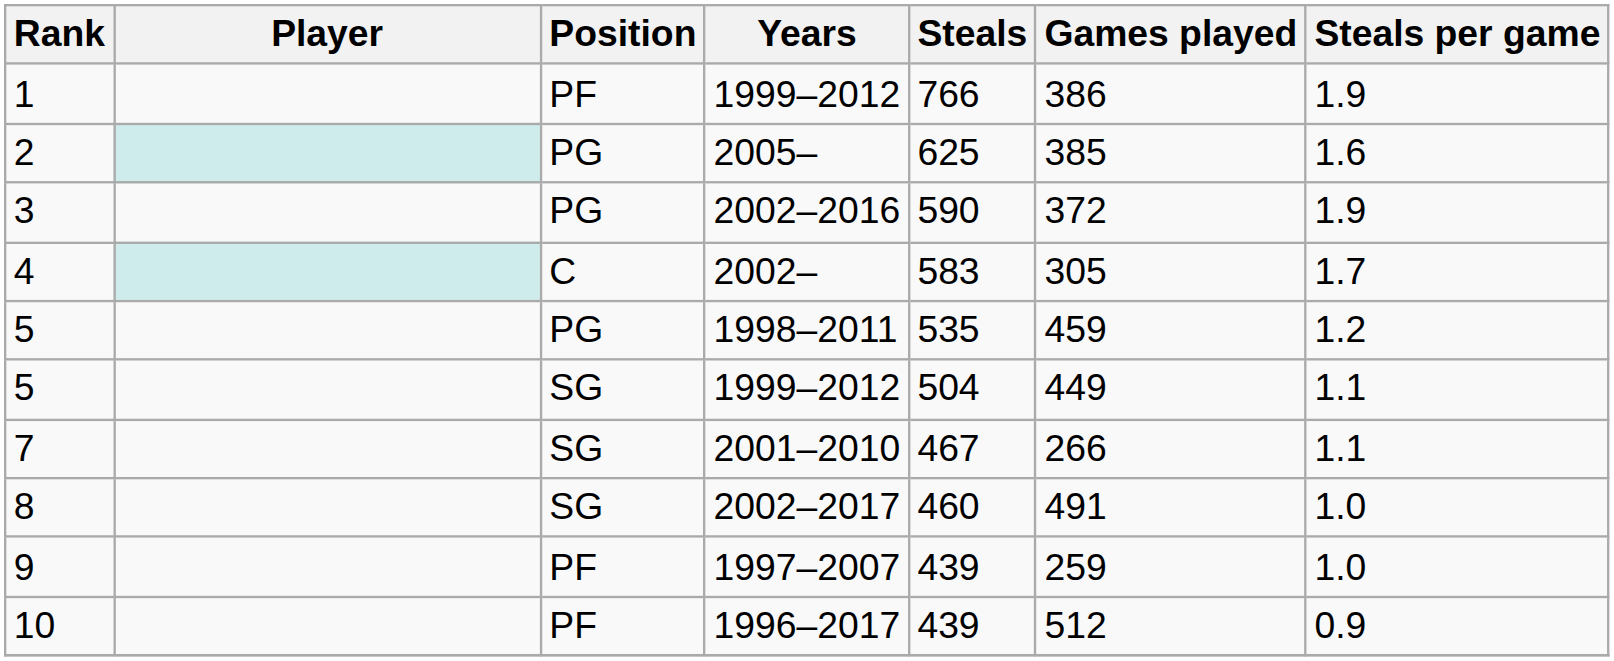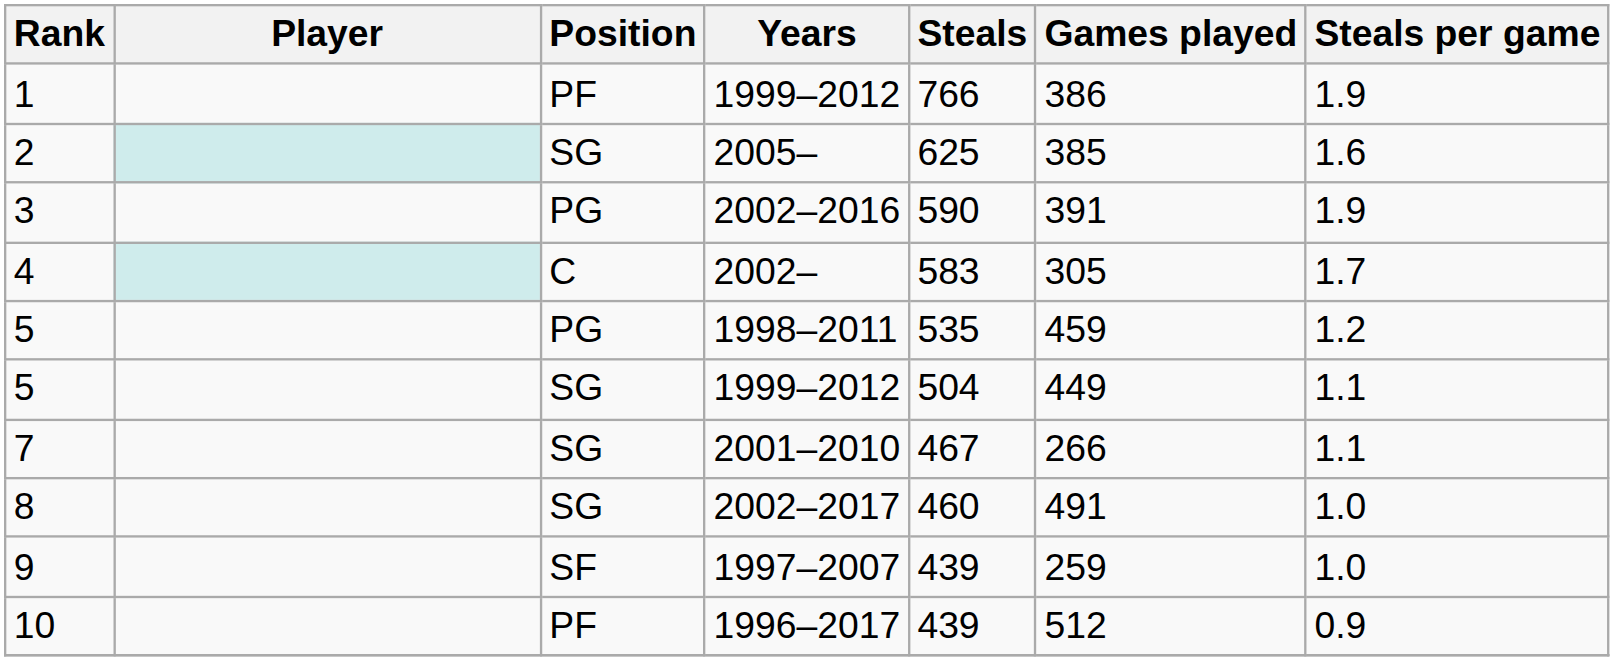(576, 152) PG -> (576, 152) SG
(1076, 211) 372 -> (1076, 211) 391
(573, 566) PF -> (573, 566) SF
